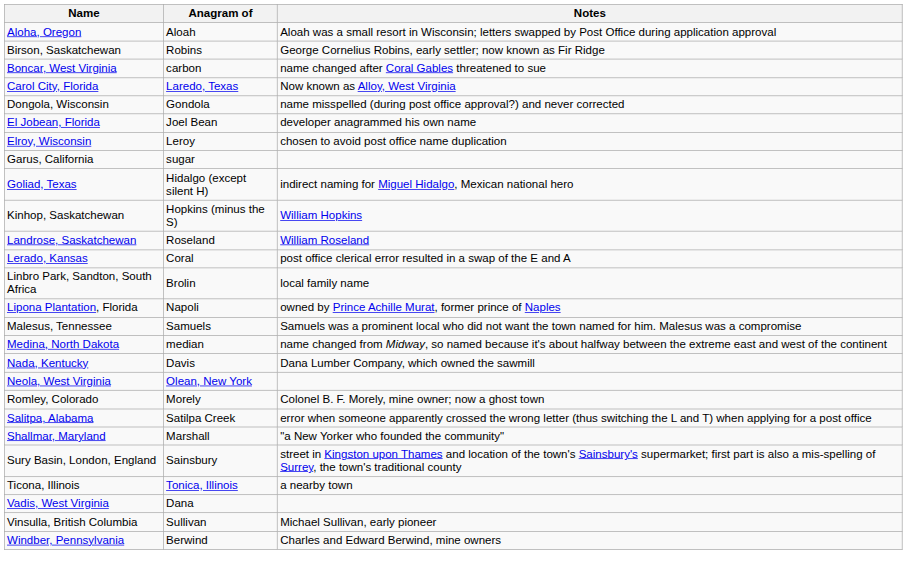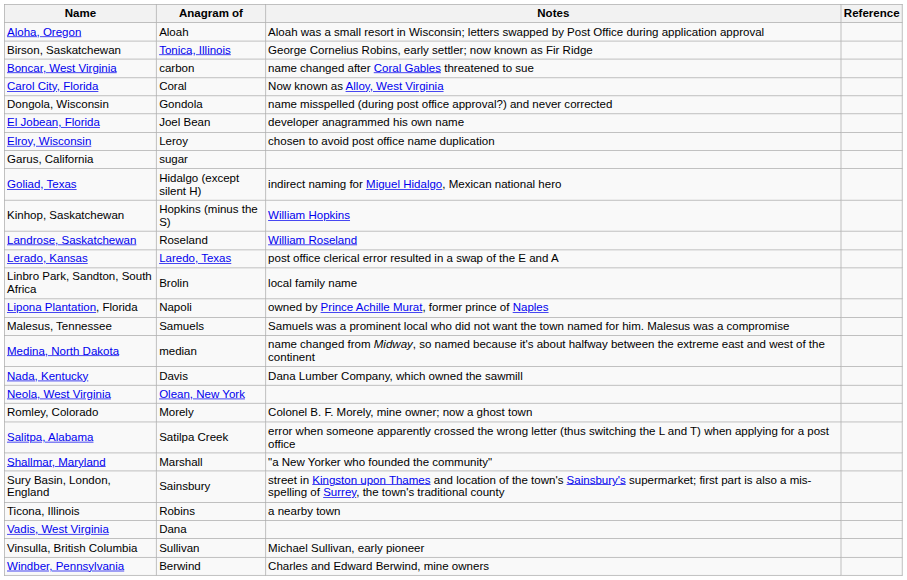+ column: (872, 13)
(184, 50) Robins -> (195, 50) Tonica, Illinois
(202, 86) Laredo, Texas -> (173, 86) Coral
(180, 258) Coral -> (195, 258) Laredo, Texas
(202, 485) Tonica, Illinois -> (177, 511) Robins
